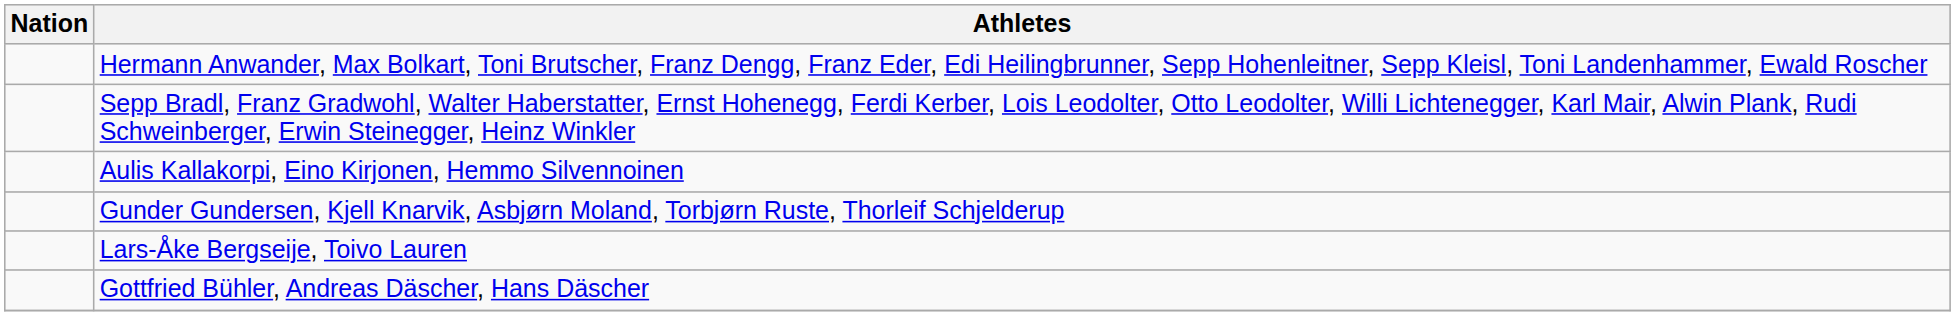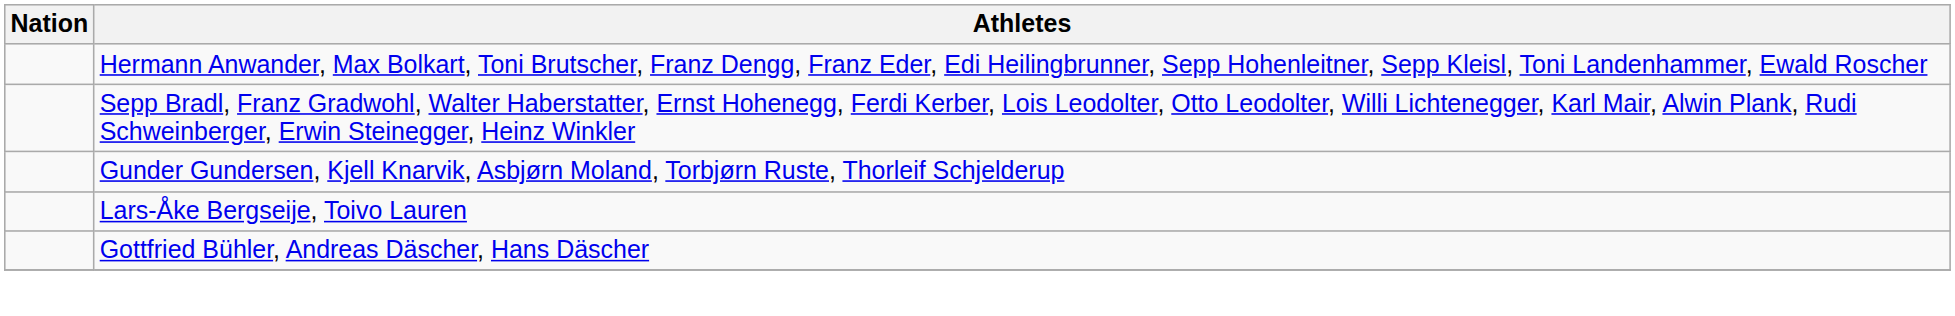- row: (392, 171)
